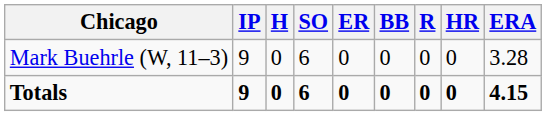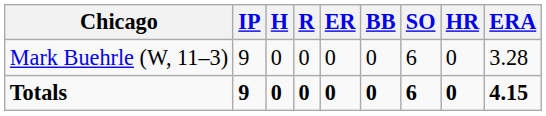columns swapped: (427, 22) <-> (313, 22)
